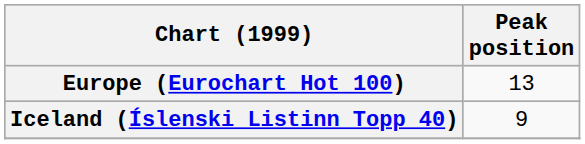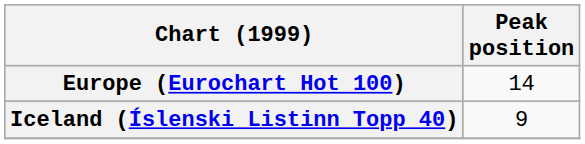(522, 84) 13 -> (522, 84) 14
